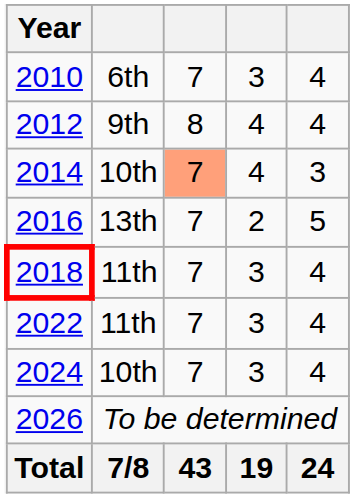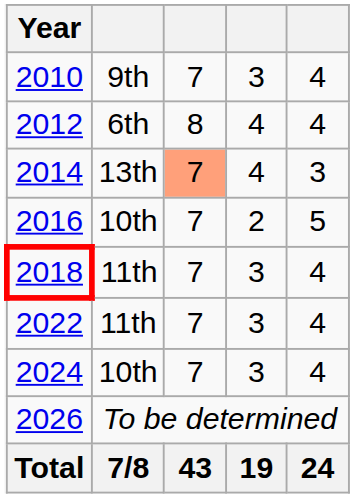(128, 76) 6th -> (128, 76) 9th
(128, 124) 9th -> (128, 124) 6th
(128, 172) 10th -> (128, 172) 13th
(128, 221) 13th -> (128, 221) 10th
